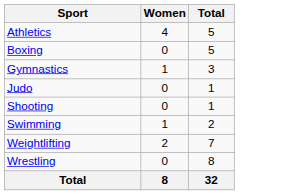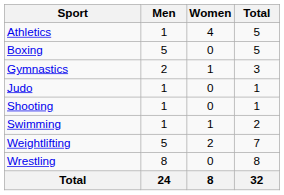+ column: (164, 13)
